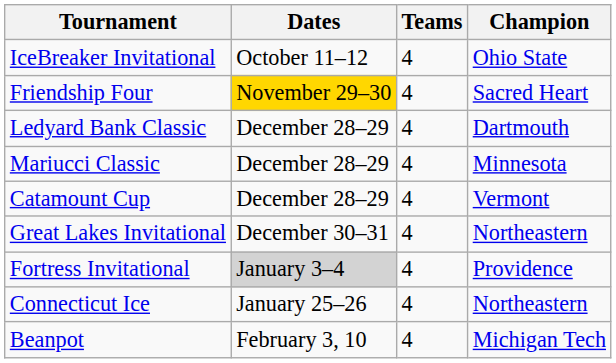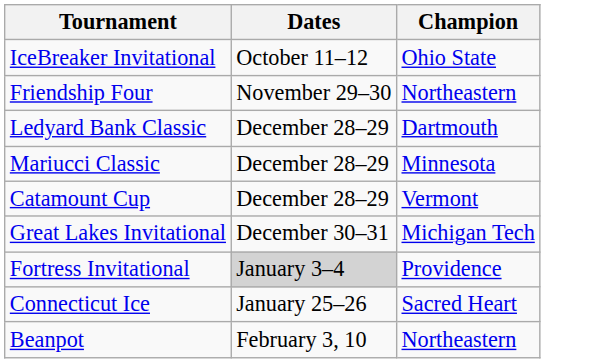- column: (432, 22)
(314, 92) gold background -> (314, 92) no background
(530, 92) Sacred Heart -> (459, 92) Northeastern
(530, 233) Northeastern -> (468, 233) Michigan Tech
(530, 304) Northeastern -> (459, 304) Sacred Heart
(539, 339) Michigan Tech -> (459, 339) Northeastern
